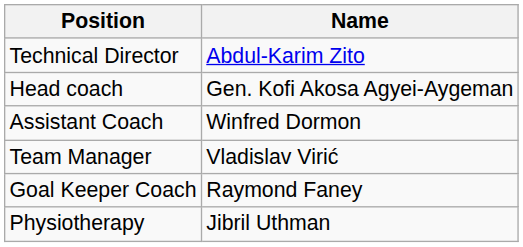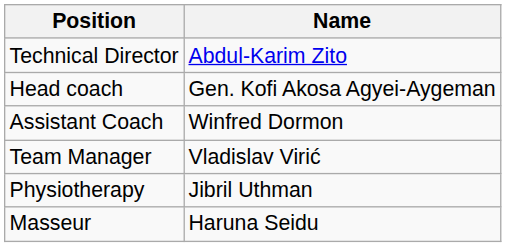- row: (103, 190)
+ row: (50, 223)
